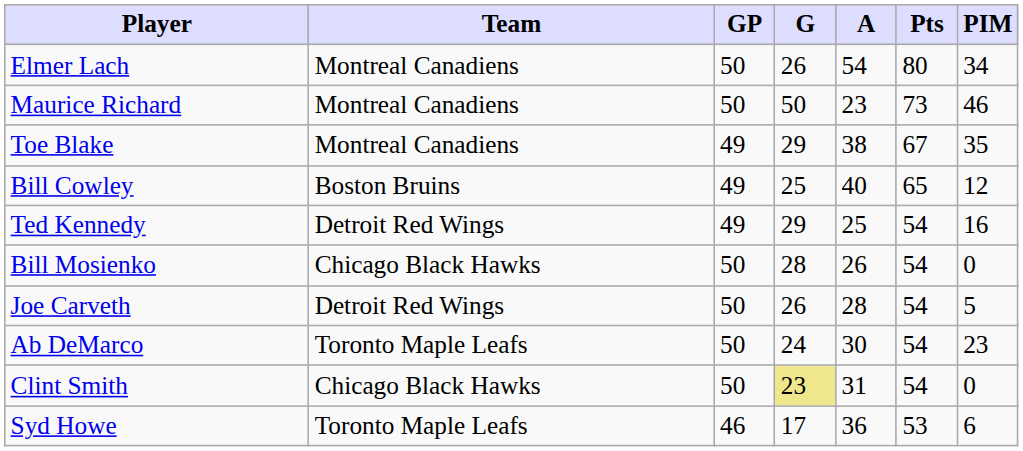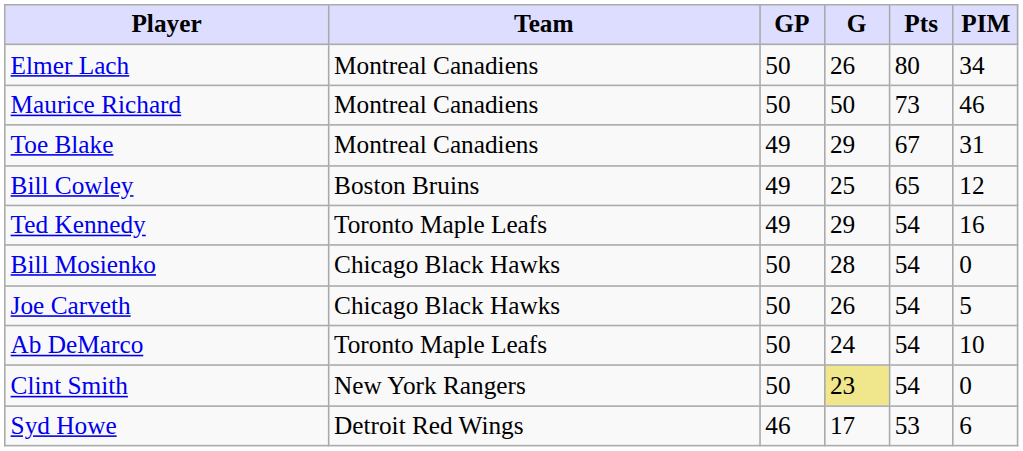- column: (866, 24)
(976, 144) 35 -> (972, 144) 31
(409, 225) Detroit Red Wings -> (441, 225) Toronto Maple Leafs
(409, 305) Detroit Red Wings -> (447, 305) Chicago Black Hawks
(976, 345) 23 -> (972, 345) 10
(428, 385) Chicago Black Hawks -> (430, 385) New York Rangers
(421, 425) Toronto Maple Leafs -> (429, 425) Detroit Red Wings
